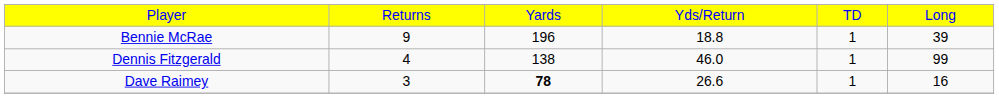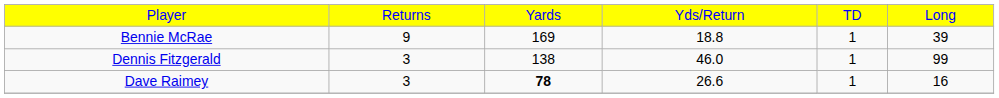(543, 37) 196 -> (543, 37) 169
(406, 59) 4 -> (406, 59) 3
